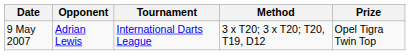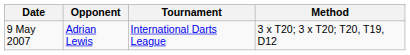- column: (369, 12)
